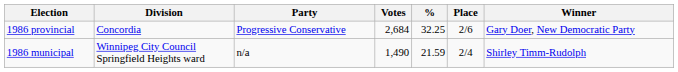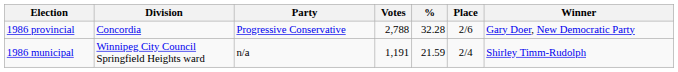(397, 30) 2,684 -> (397, 30) 2,788
(433, 30) 32.25 -> (433, 30) 32.28
(397, 53) 1,490 -> (397, 53) 1,191
